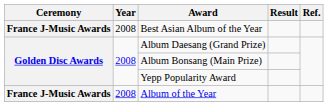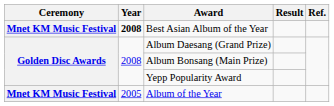(59, 28) France J-Music Awards -> (61, 28) Mnet KM Music Festival
(126, 28) normal -> (131, 28) bold
(59, 93) France J-Music Awards -> (61, 93) Mnet KM Music Festival
(126, 93) 2008 -> (131, 93) 2005
